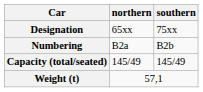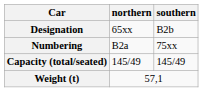(167, 29) 75xx -> (165, 29) B2b
(165, 45) B2b -> (167, 45) 75xx
